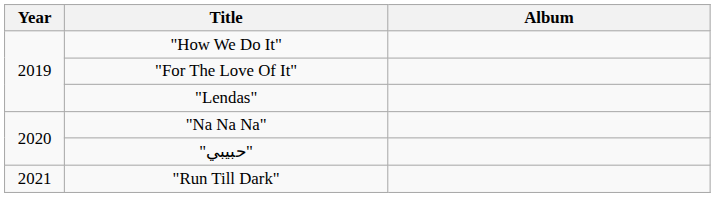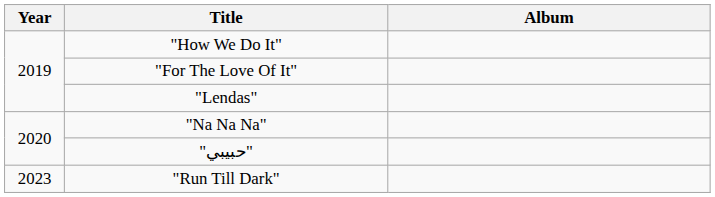(35, 178) 2021 -> (35, 178) 2023
